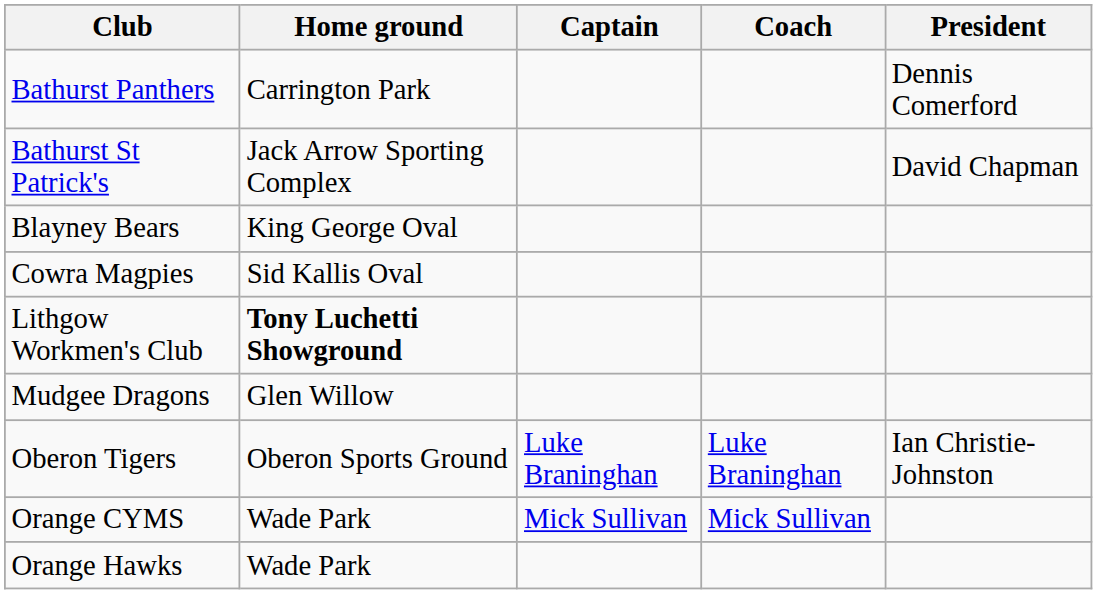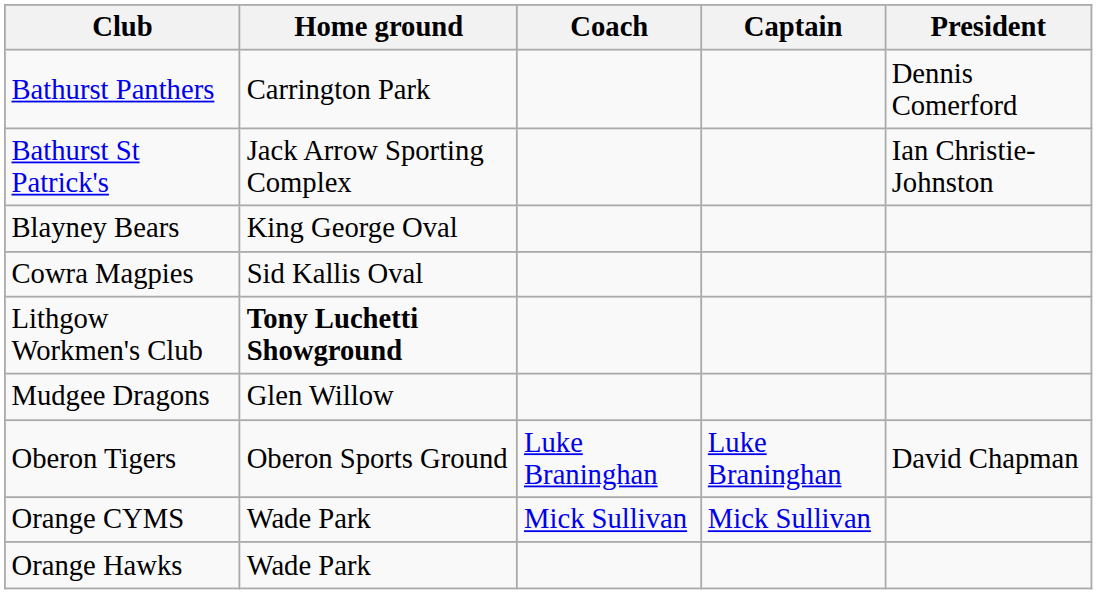columns swapped: (793, 27) <-> (609, 27)
(985, 166) David Chapman -> (964, 166) Ian Christie-Johnston
(964, 457) Ian Christie-Johnston -> (985, 457) David Chapman
